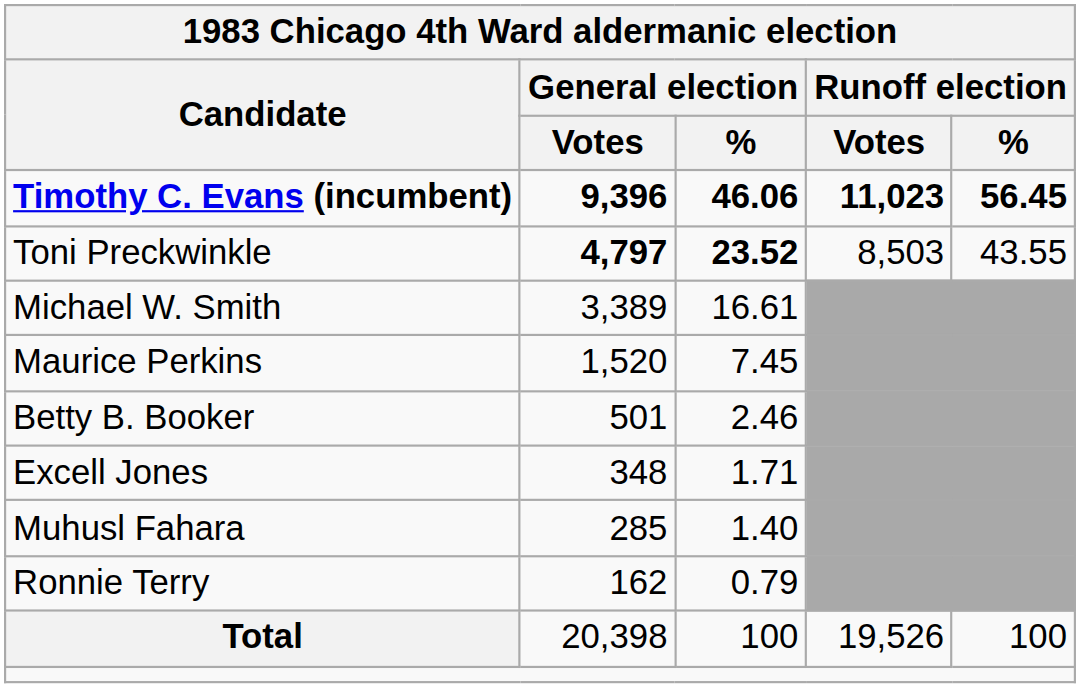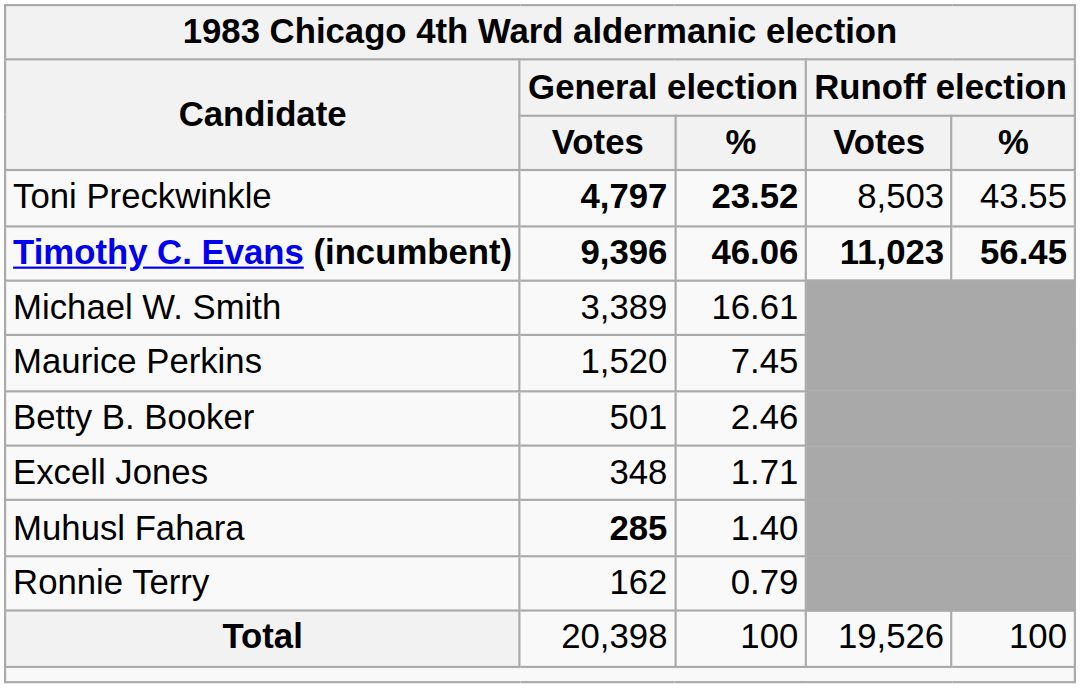rows swapped: (263, 197) <-> (142, 252)
(638, 527) normal -> (638, 527) bold
